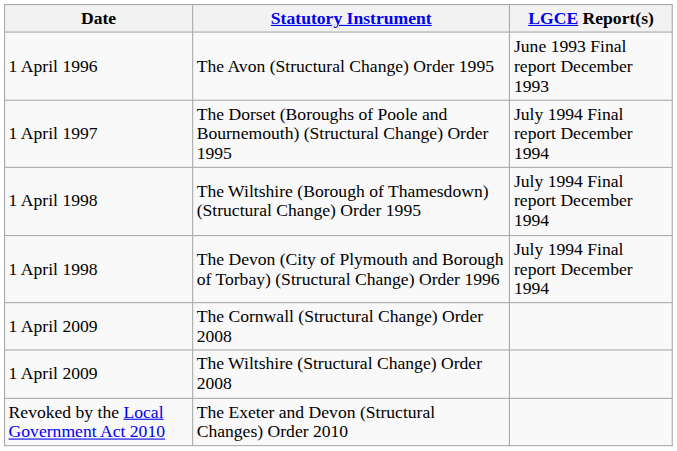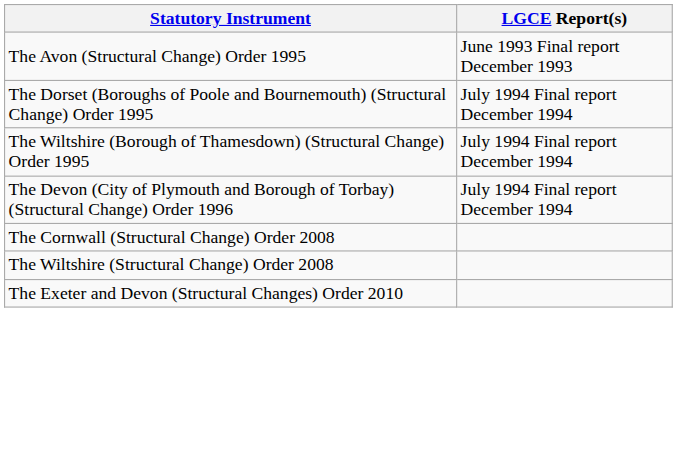- column: (99, 18)
